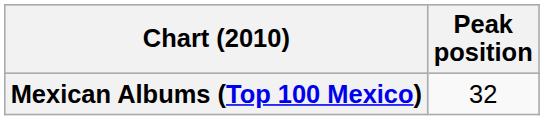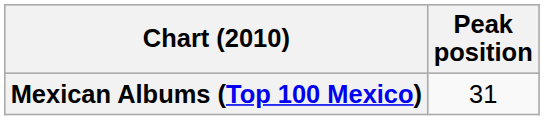(483, 93) 32 -> (483, 93) 31
